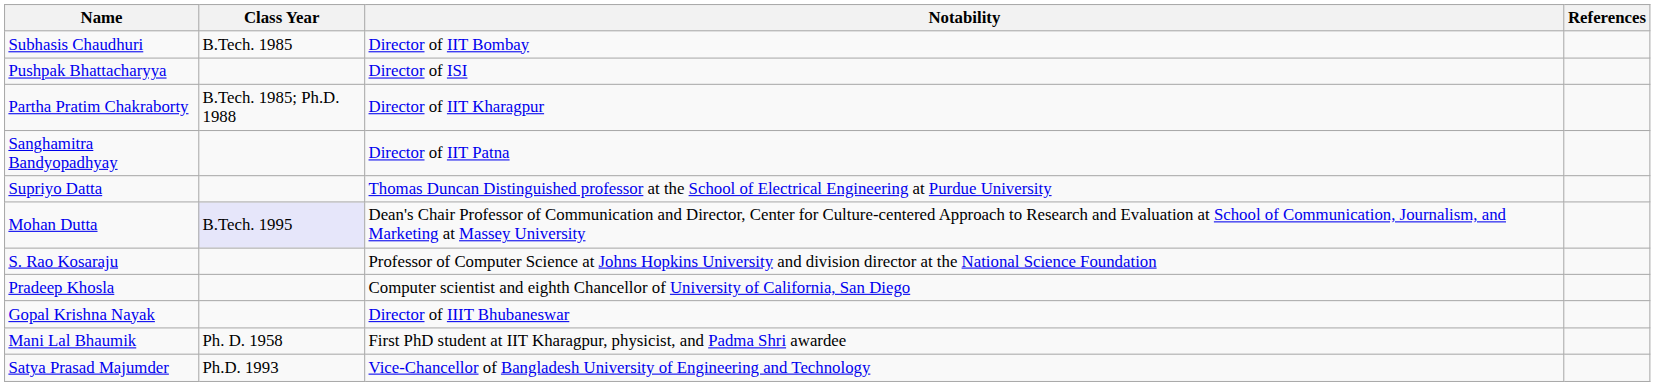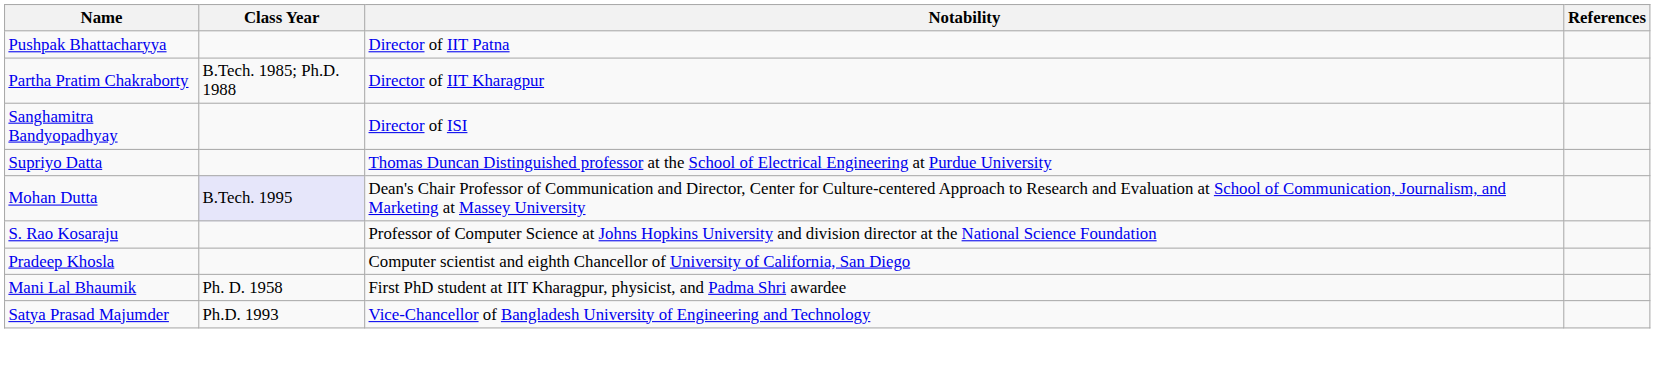- row: (76, 44)
(418, 71) Director of ISI -> (439, 44) Director of IIT Patna
(439, 152) Director of IIT Patna -> (418, 126) Director of ISI
- row: (82, 314)
